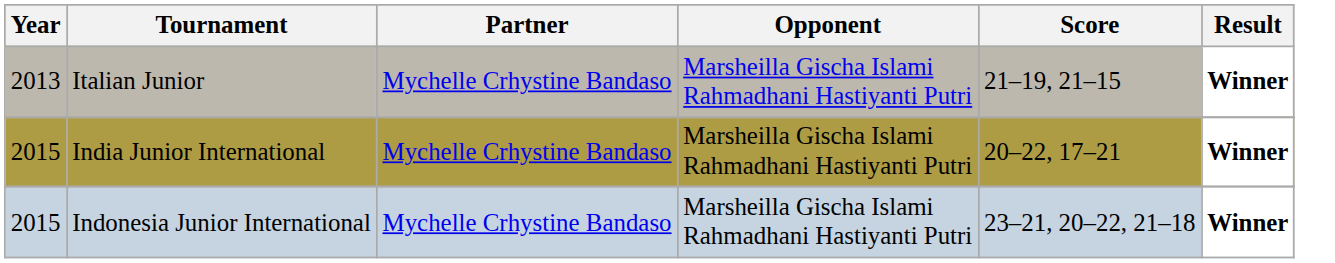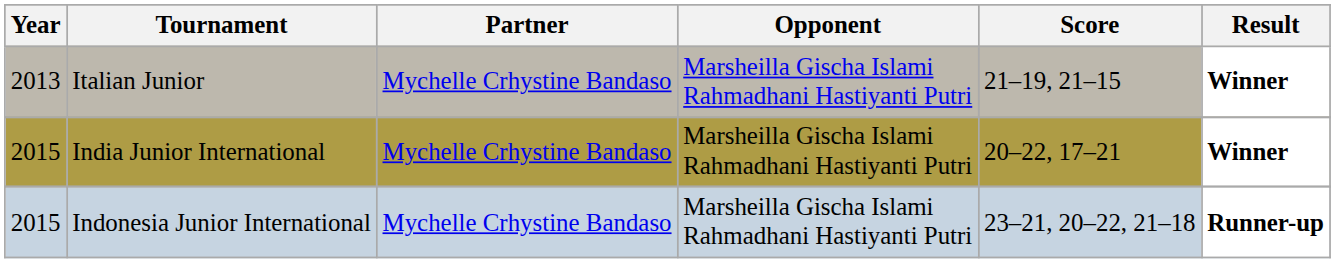(1248, 222) Winner -> (1266, 222) Runner-up
